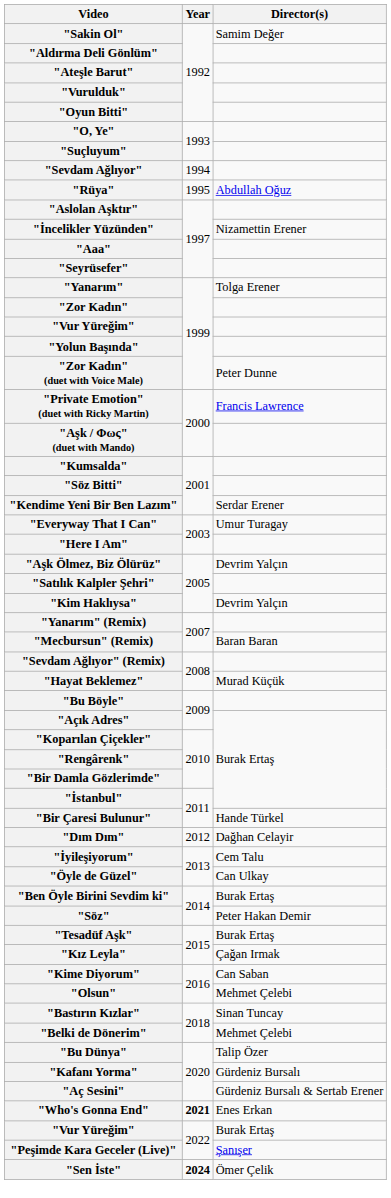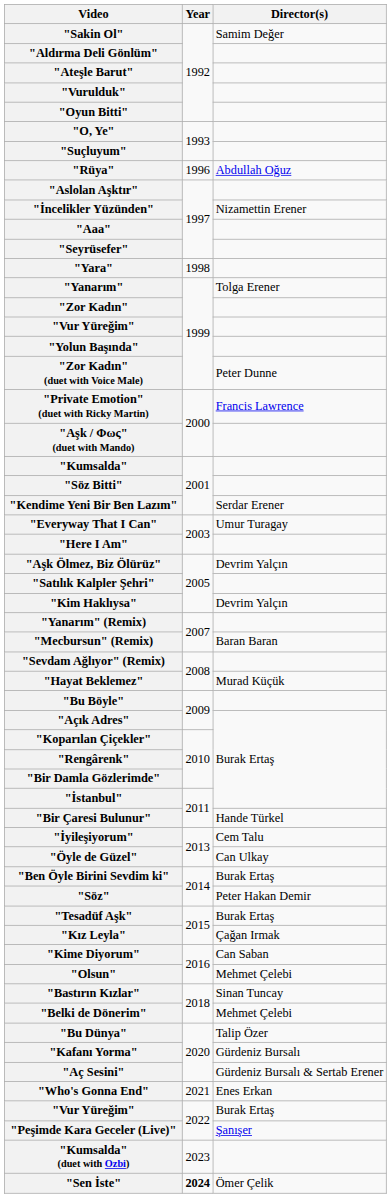- row: (93, 170)
(198, 190) 1995 -> (198, 170) 1996
+ row: (93, 268)
- row: (93, 837)
(198, 1110) bold -> (198, 1091) normal
+ row: (93, 1156)
